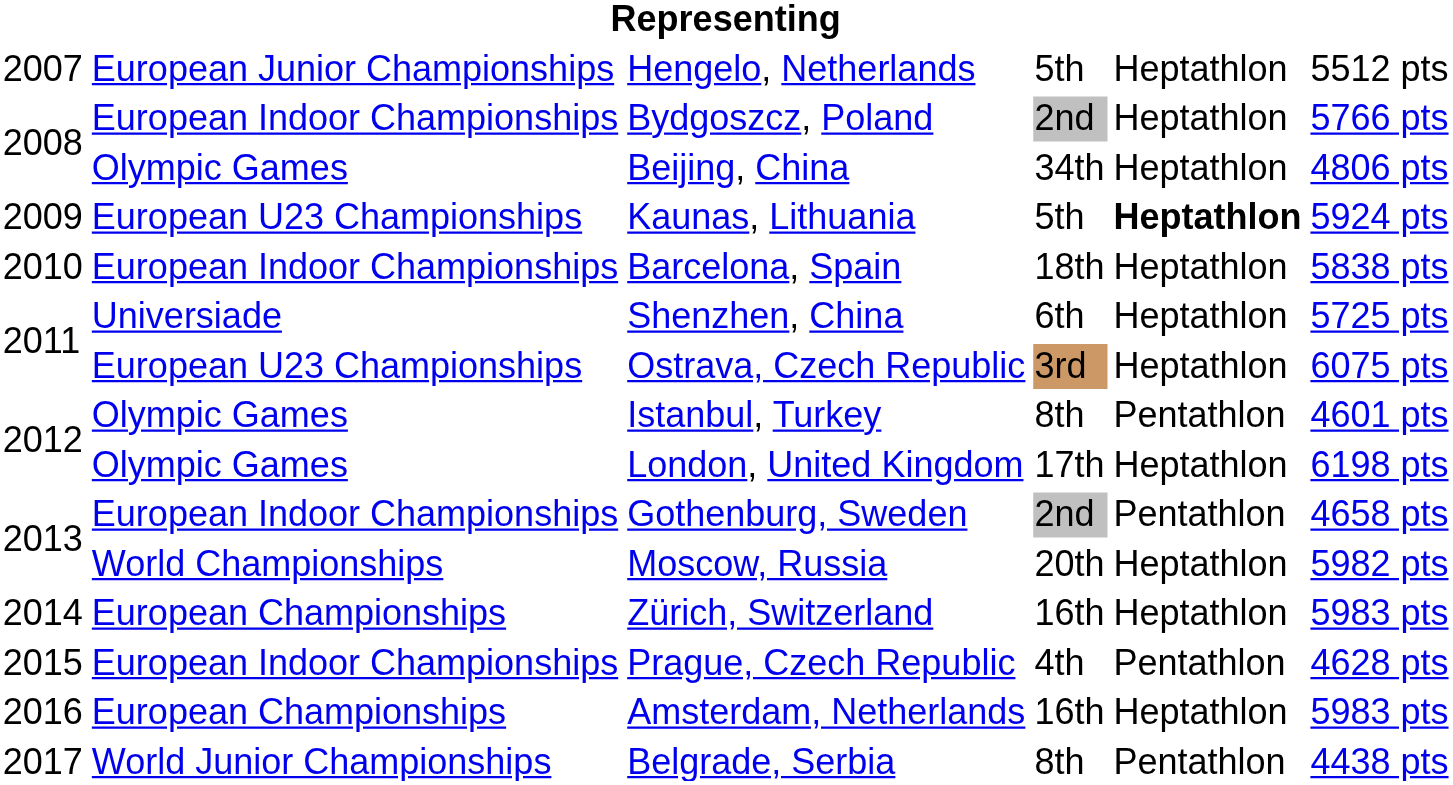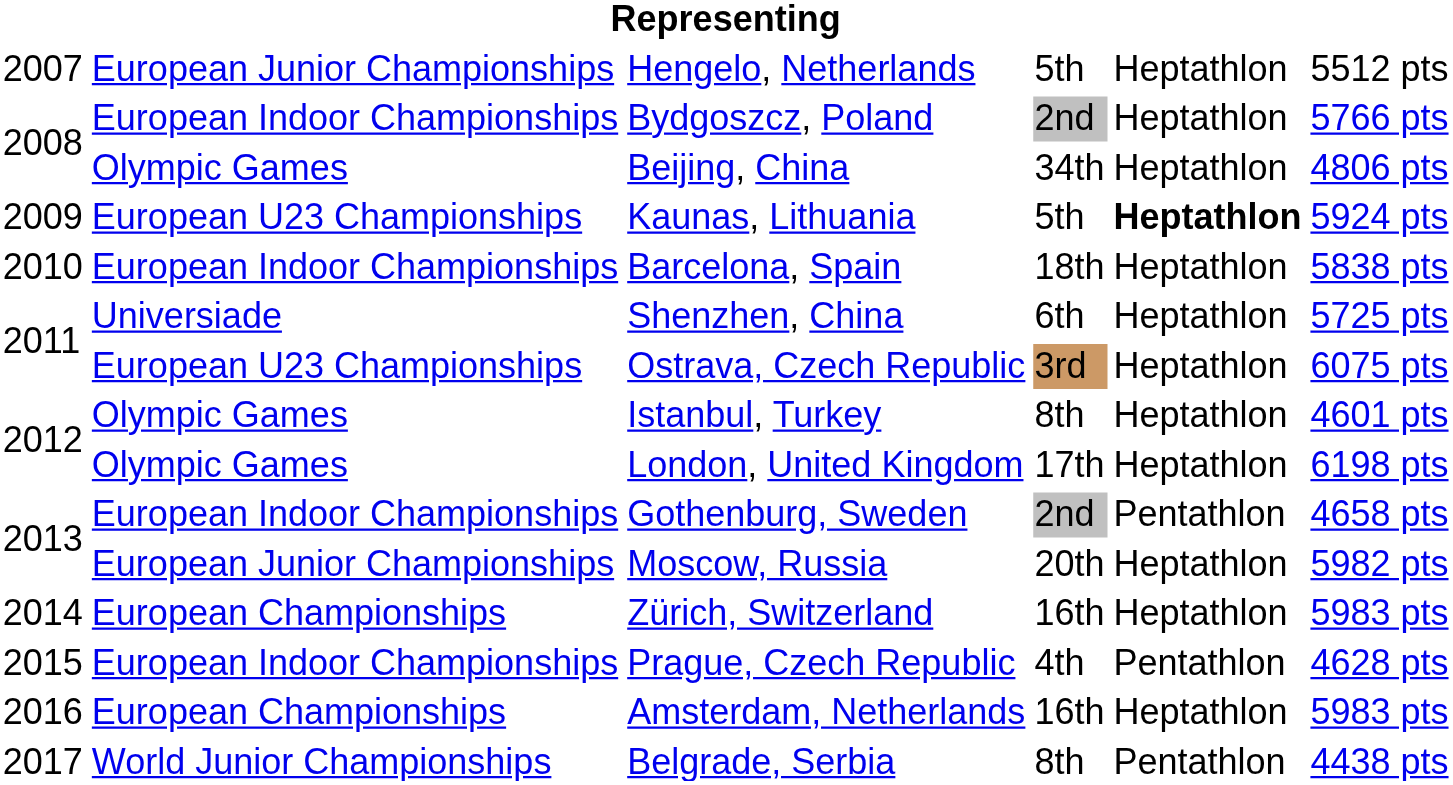(1200, 415) Pentathlon -> (1201, 415) Heptathlon
(268, 563) World Championships -> (353, 563) European Junior Championships
